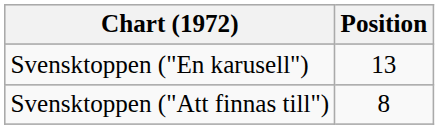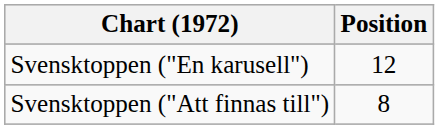(384, 64) 13 -> (384, 64) 12
